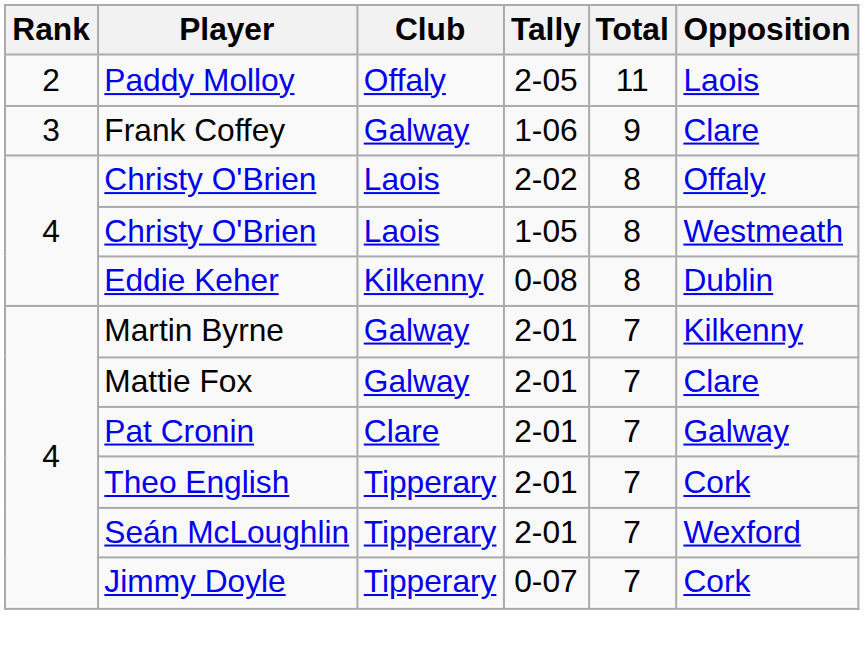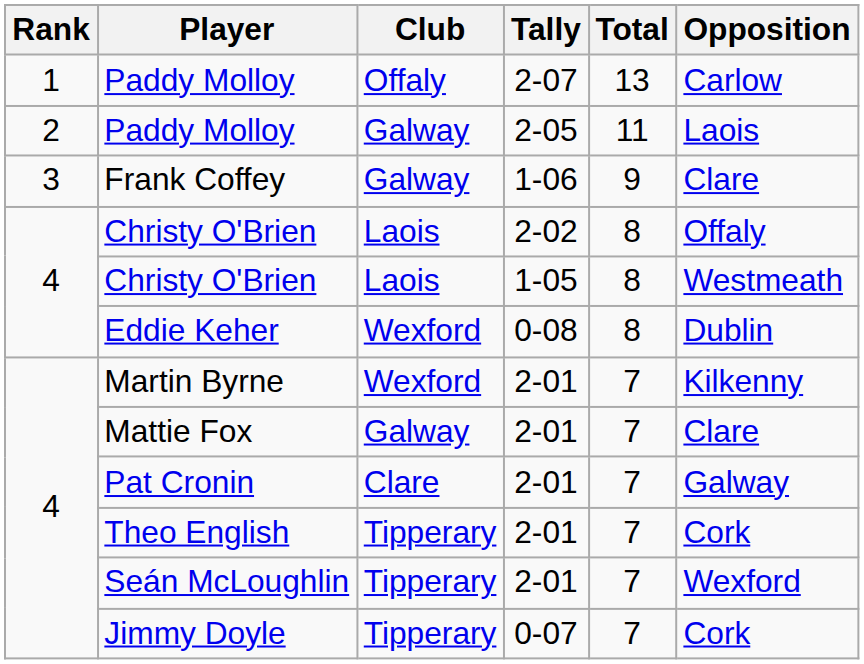+ row: (199, 79)
(405, 79) Offaly -> (417, 130) Galway
(424, 280) Kilkenny -> (422, 331) Wexford
(417, 331) Galway -> (422, 381) Wexford
